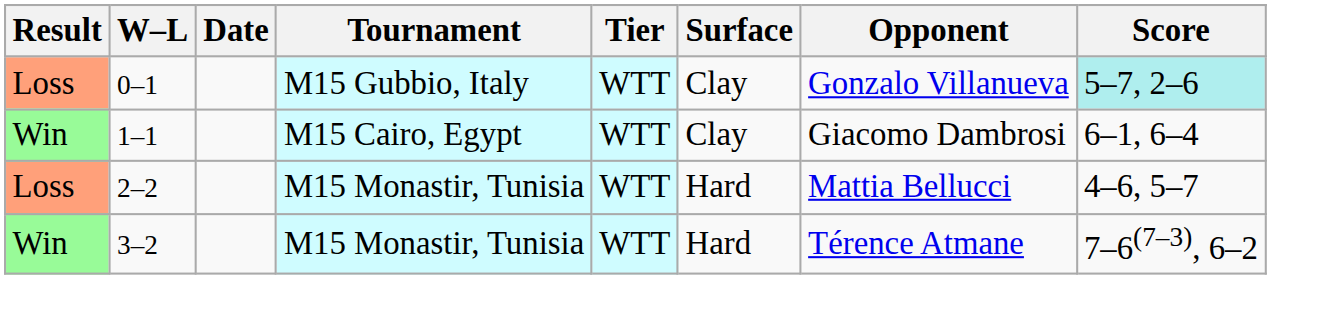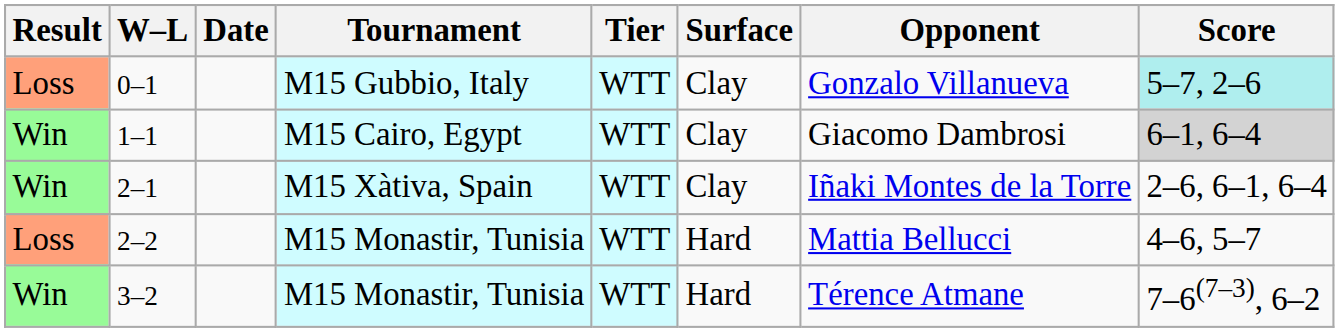(1141, 134) no background -> (1204, 134) lightgrey background
+ row: (138, 188)
